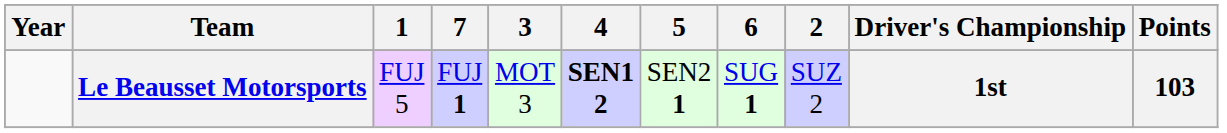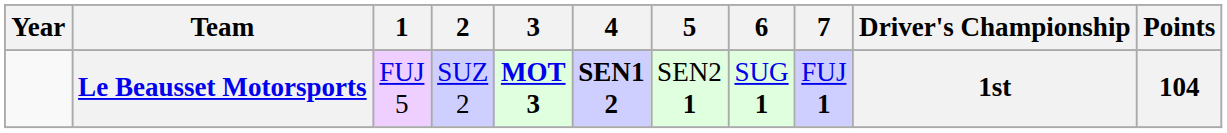columns swapped: (816, 27) <-> (460, 27)
(525, 87) normal -> (533, 87) bold
(1175, 87) 103 -> (1179, 87) 104
